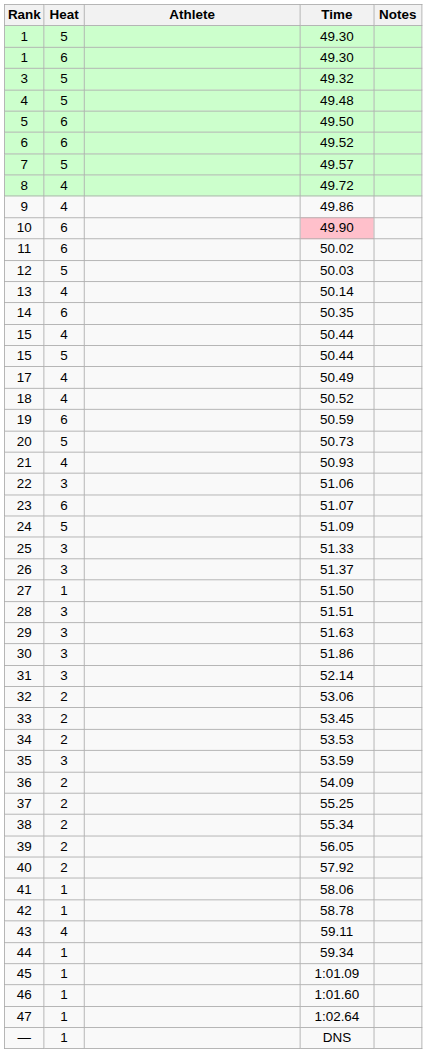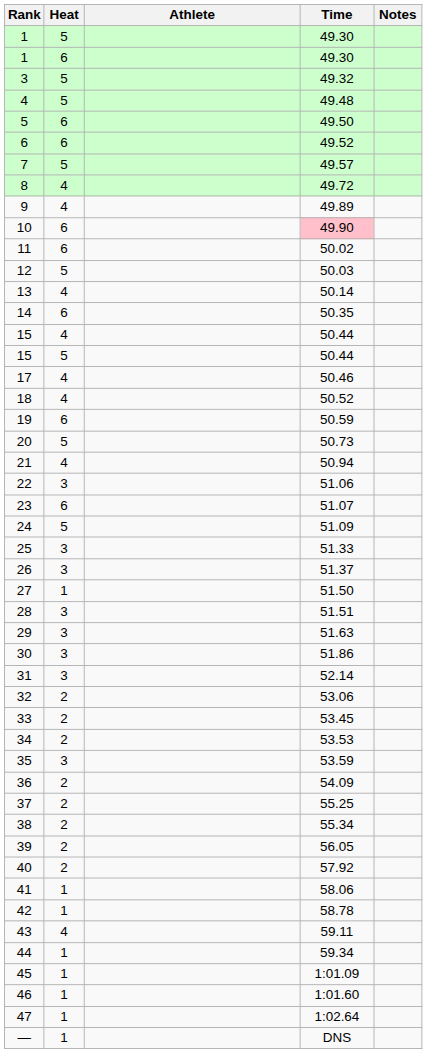(337, 206) 49.86 -> (337, 206) 49.89
(337, 377) 50.49 -> (337, 377) 50.46
(337, 462) 50.93 -> (337, 462) 50.94
